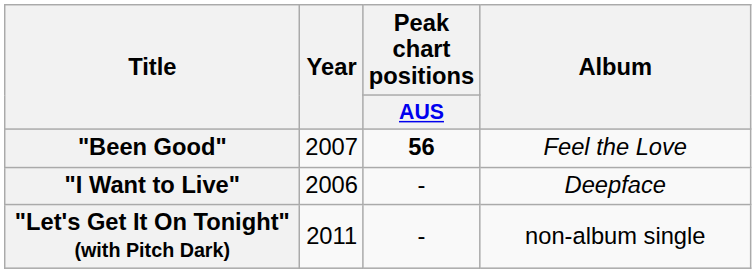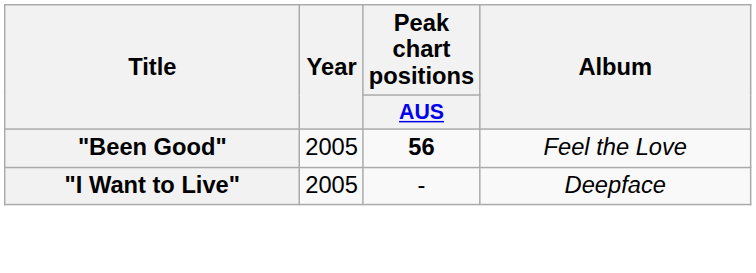(332, 147) 2007 -> (332, 147) 2005
(332, 185) 2006 -> (332, 185) 2005
- row: (152, 236)
